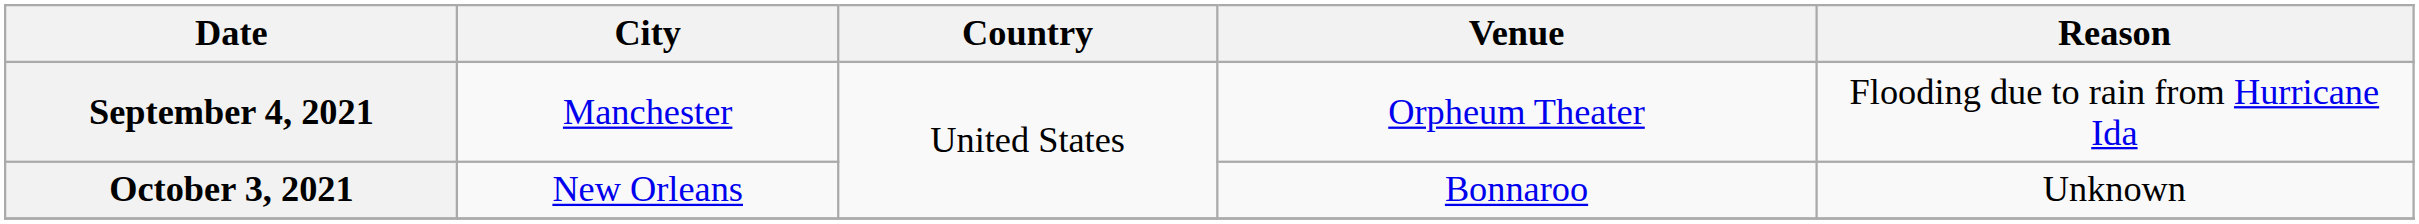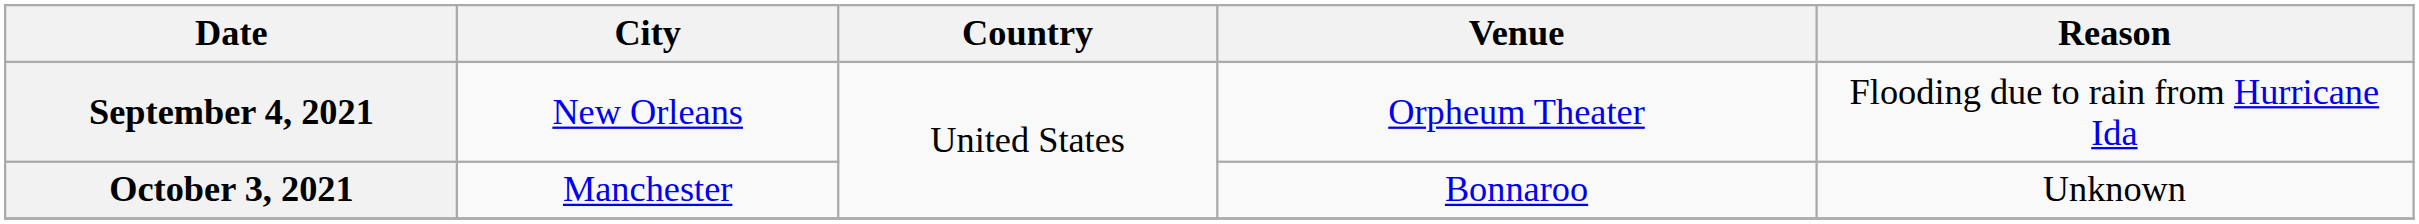(648, 111) Manchester -> (648, 111) New Orleans
(648, 189) New Orleans -> (648, 189) Manchester
